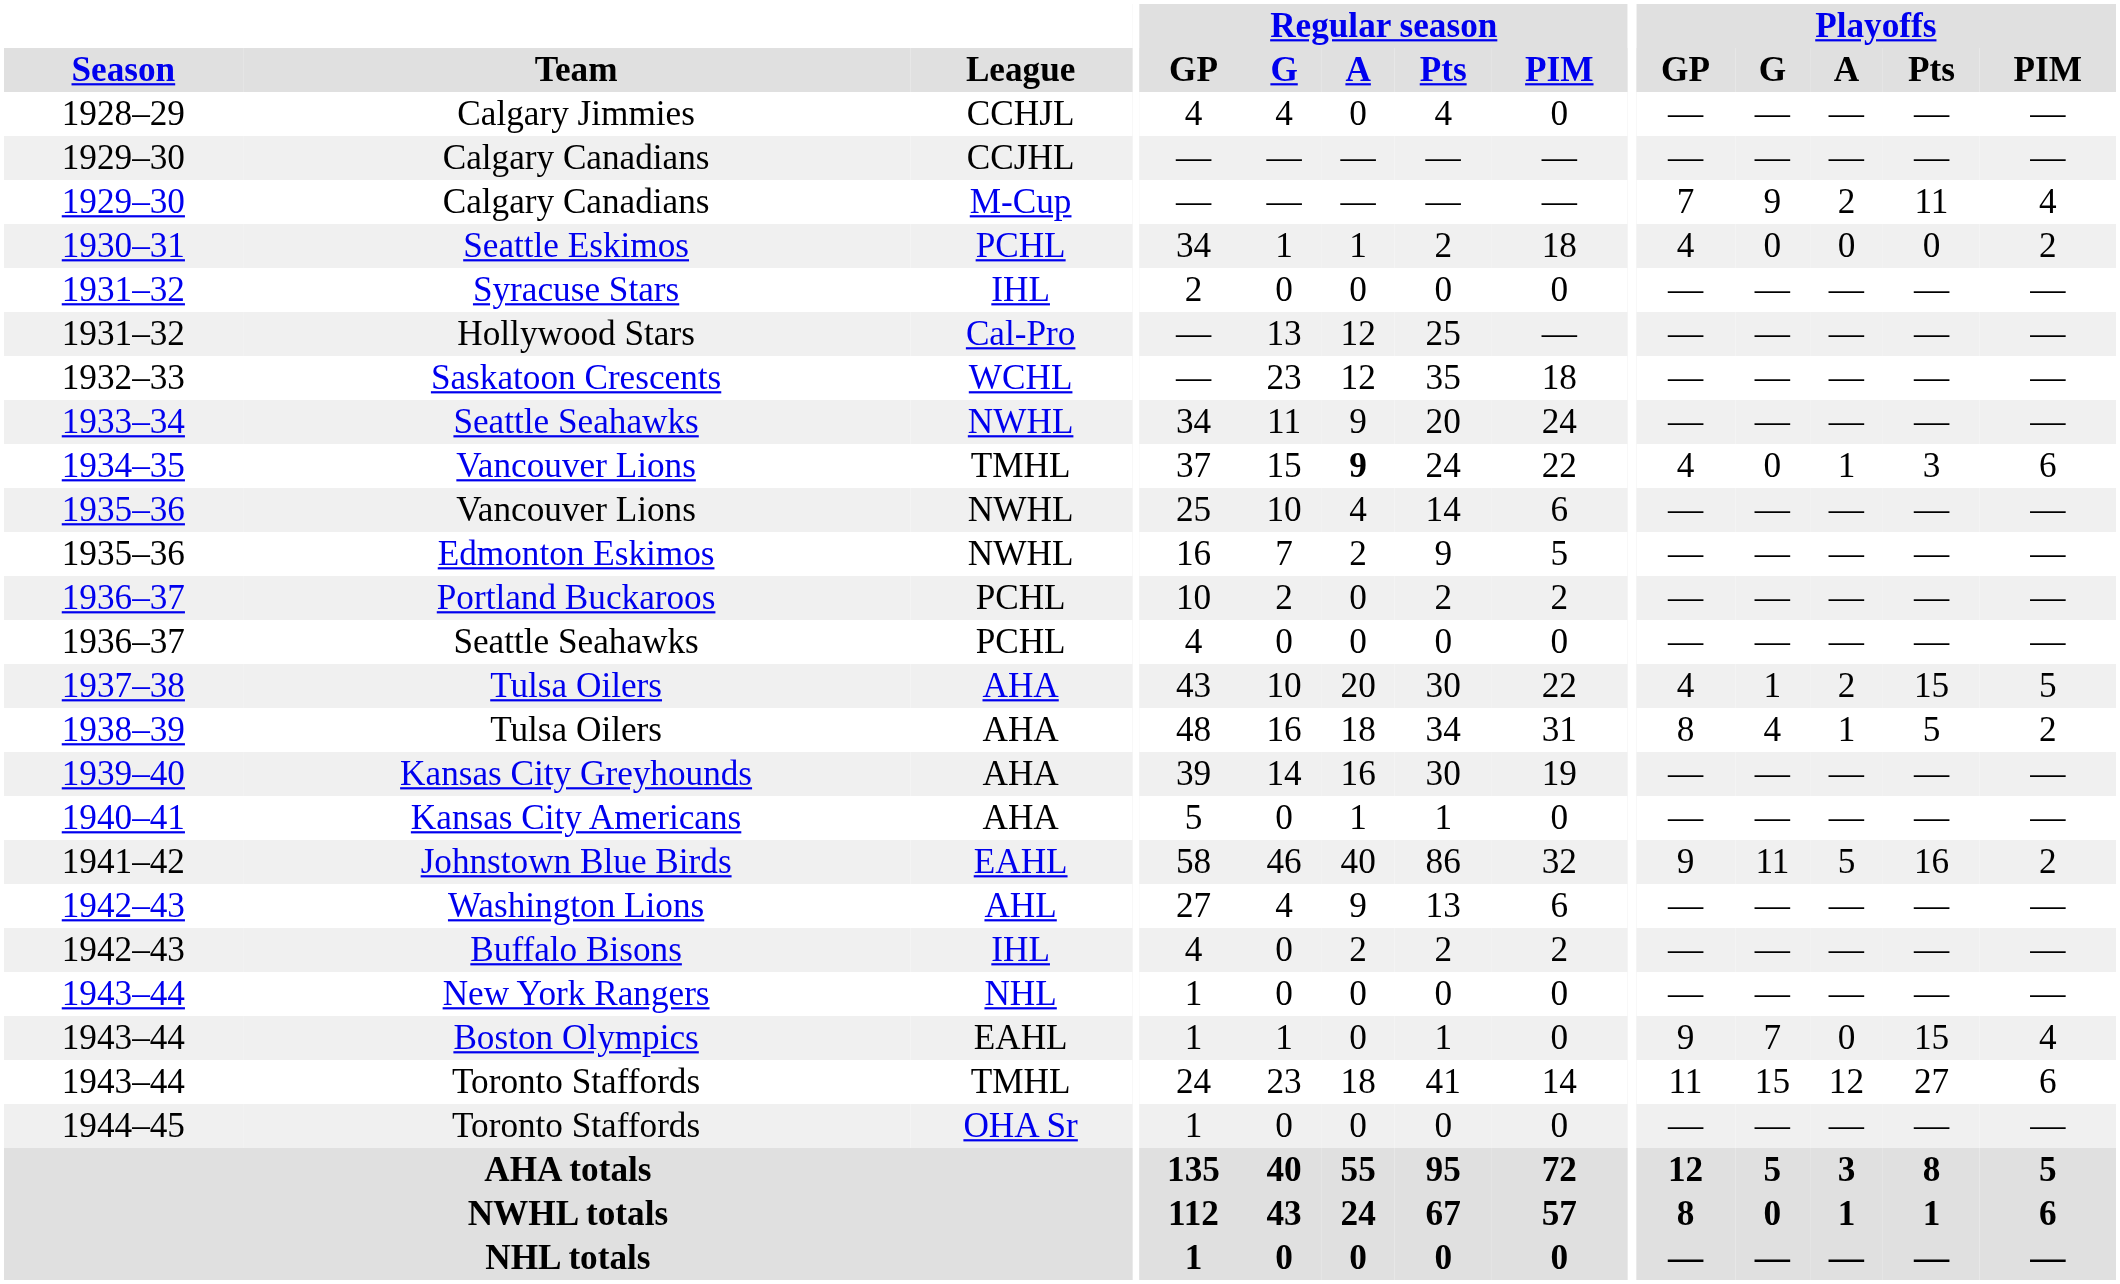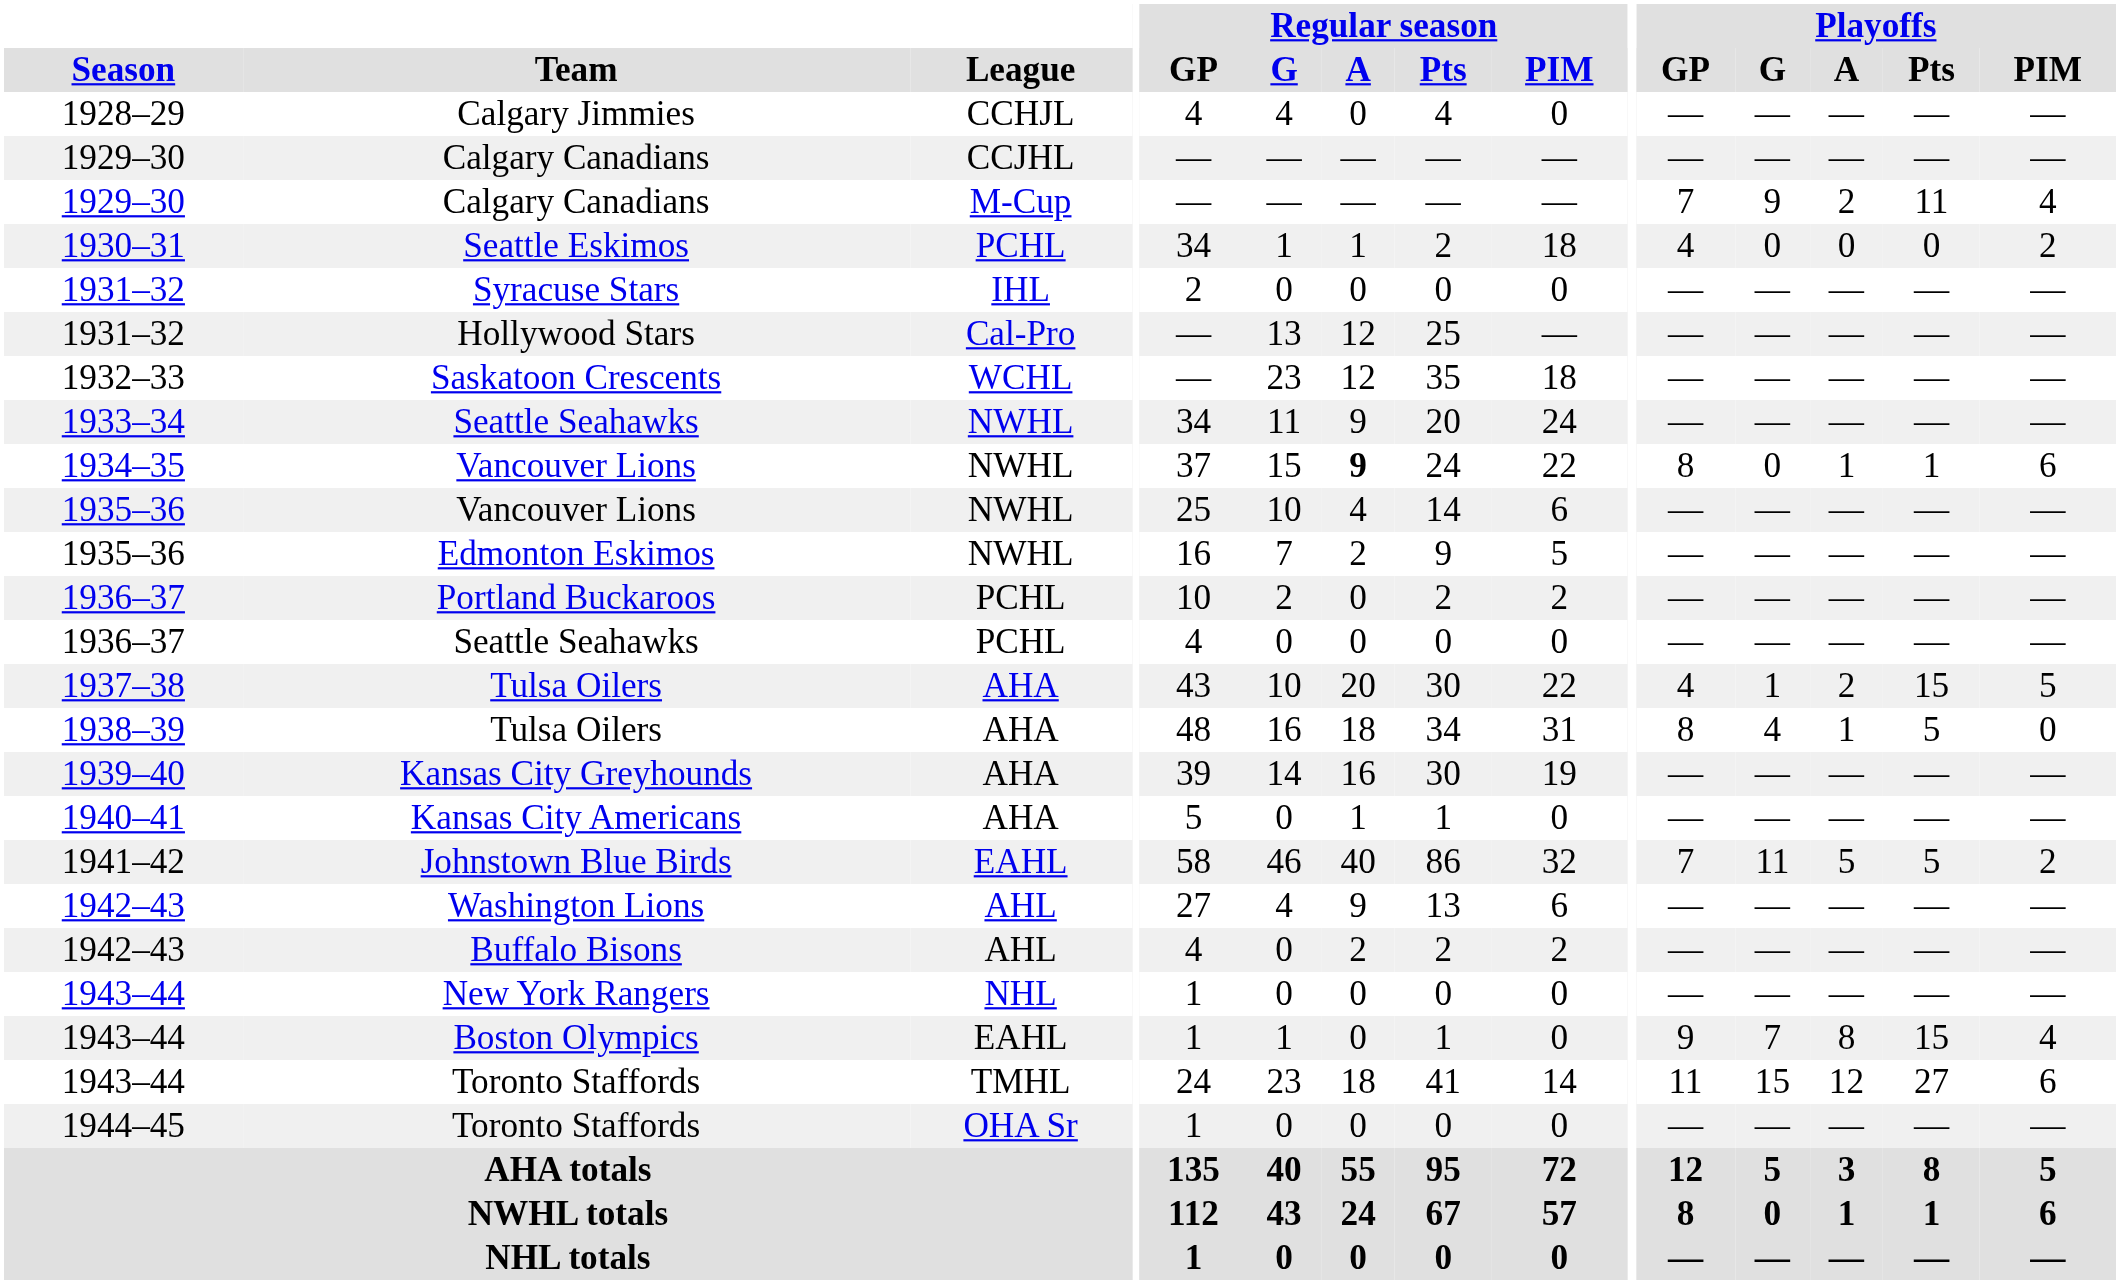(1021, 465) TMHL -> (1021, 465) NWHL
(1686, 465) 4 -> (1686, 465) 8
(1932, 465) 3 -> (1932, 465) 1
(2048, 729) 2 -> (2048, 729) 0
(1686, 861) 9 -> (1686, 861) 7
(1932, 861) 16 -> (1932, 861) 5
(1021, 949) IHL -> (1021, 949) AHL
(1846, 1037) 0 -> (1846, 1037) 8
